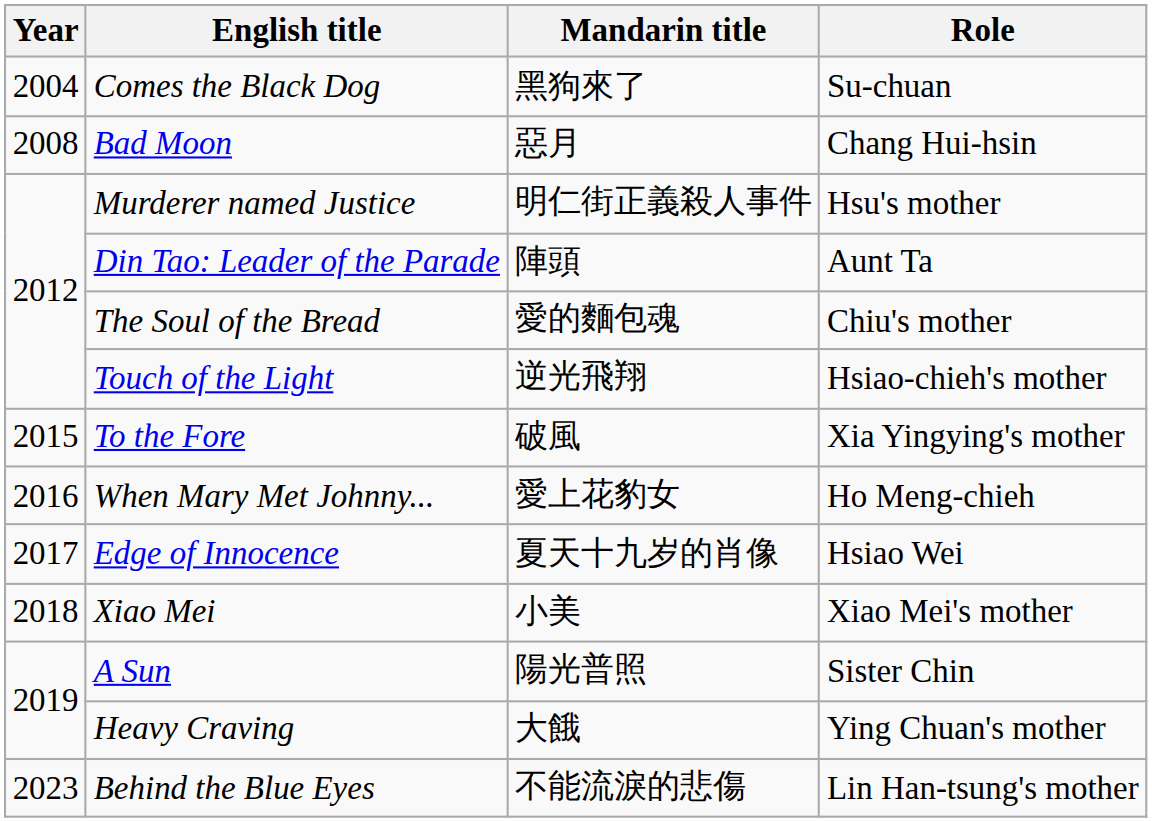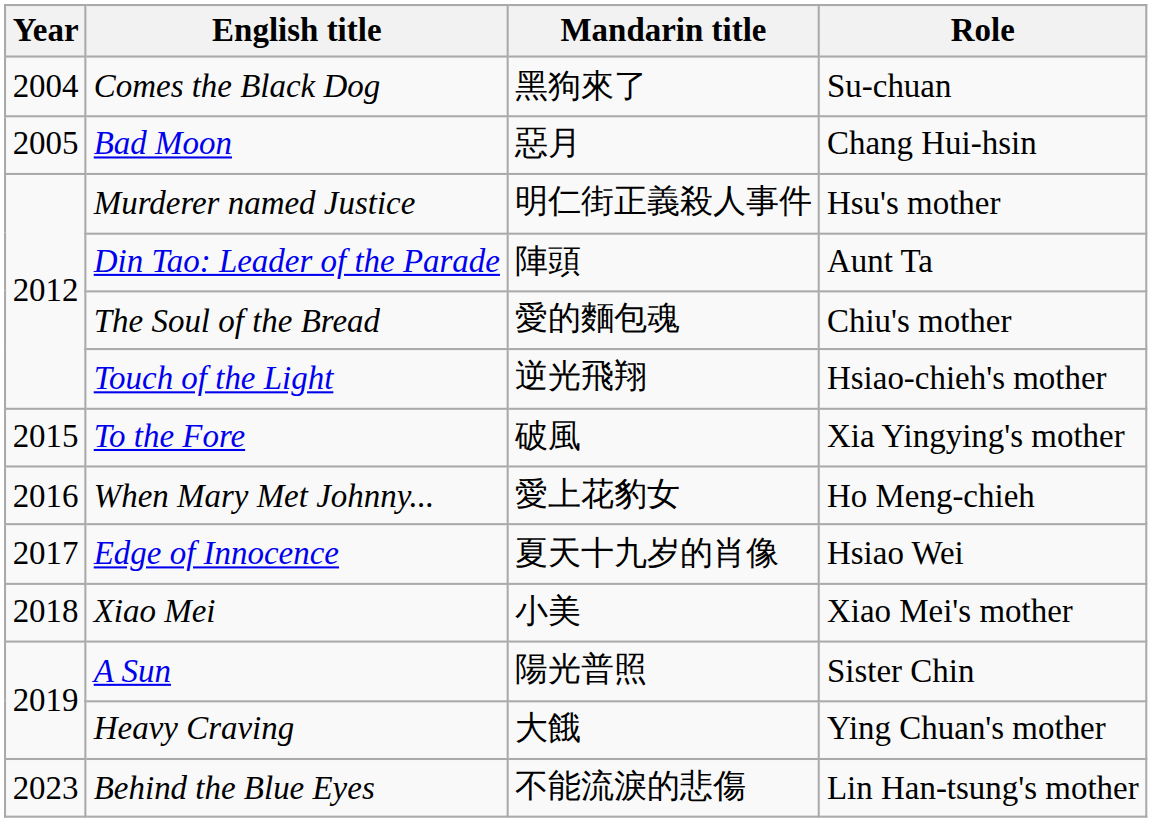(46, 144) 2008 -> (46, 144) 2005
